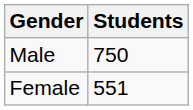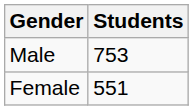(111, 54) 750 -> (111, 54) 753
